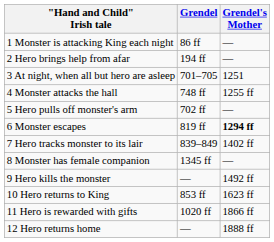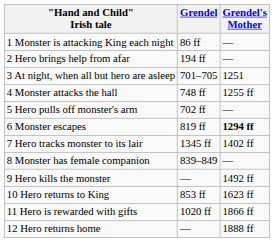(199, 144) 839–849 -> (195, 144) 1345 ff
(195, 161) 1345 ff -> (199, 161) 839–849
